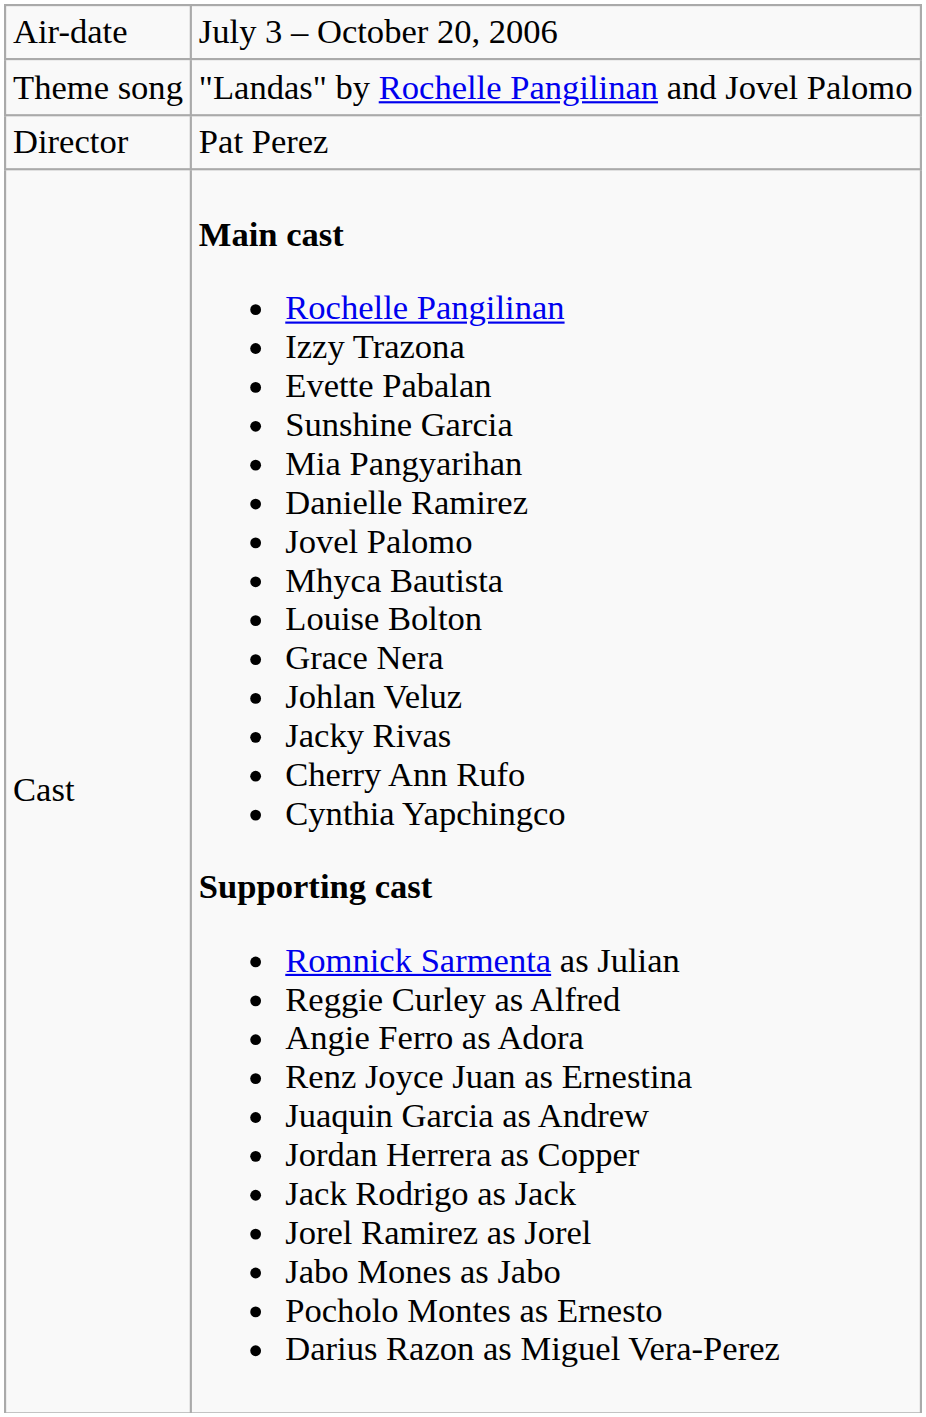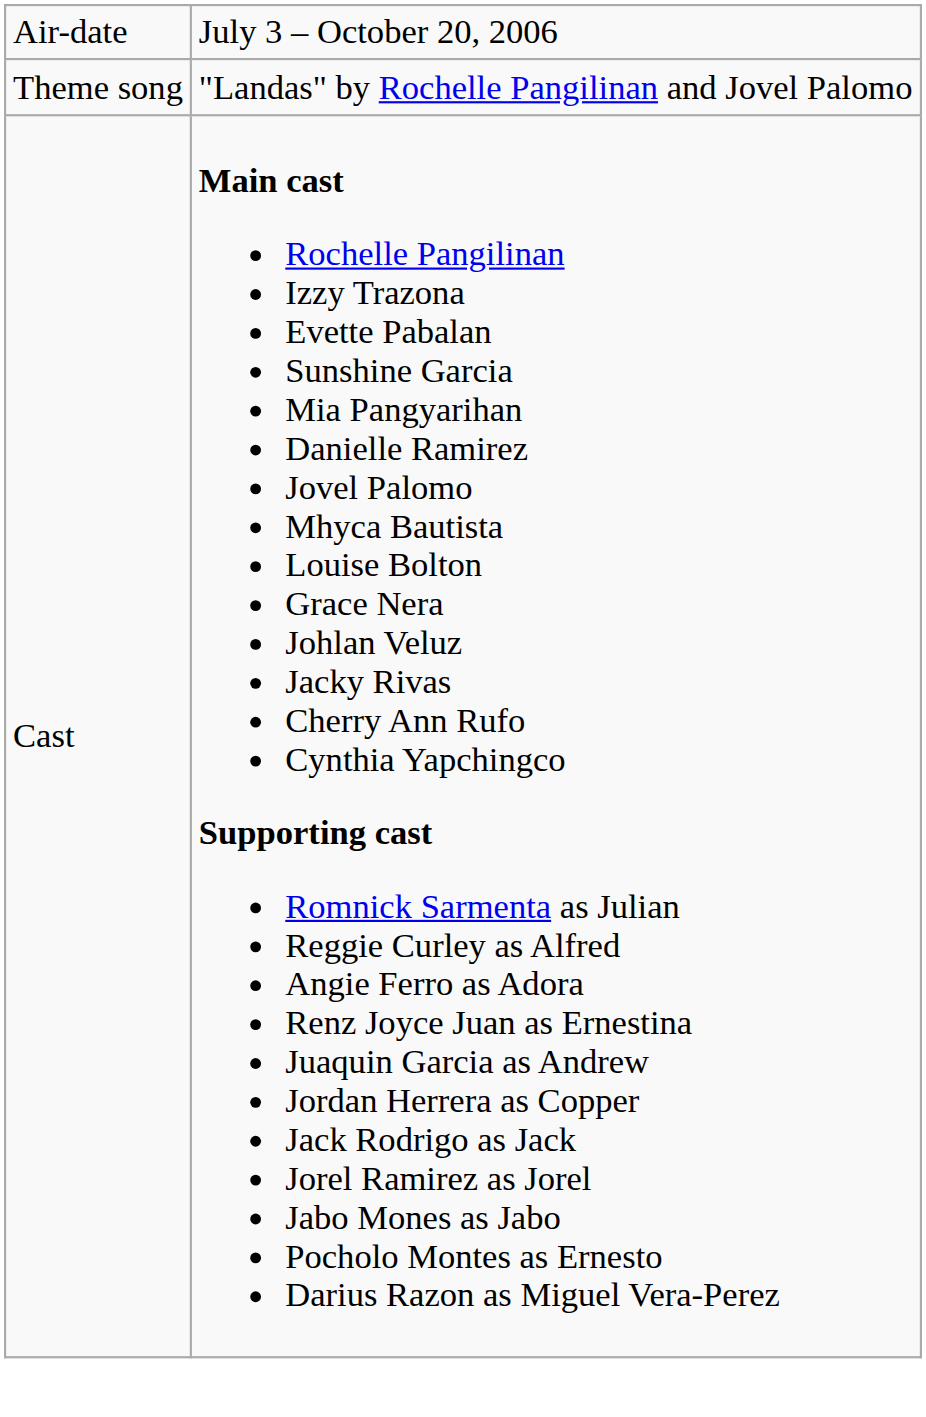- row: (71, 141)
